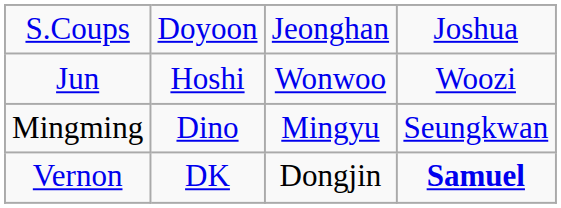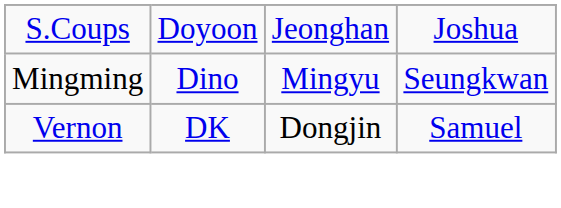- row: (78, 78)
(476, 176) bold -> (476, 127) normal
